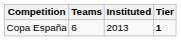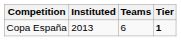columns swapped: (87, 12) <-> (129, 12)
